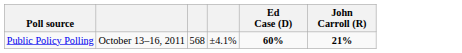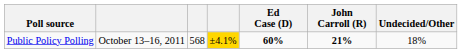+ column: (417, 24)
(223, 40) no background -> (223, 40) gold background
